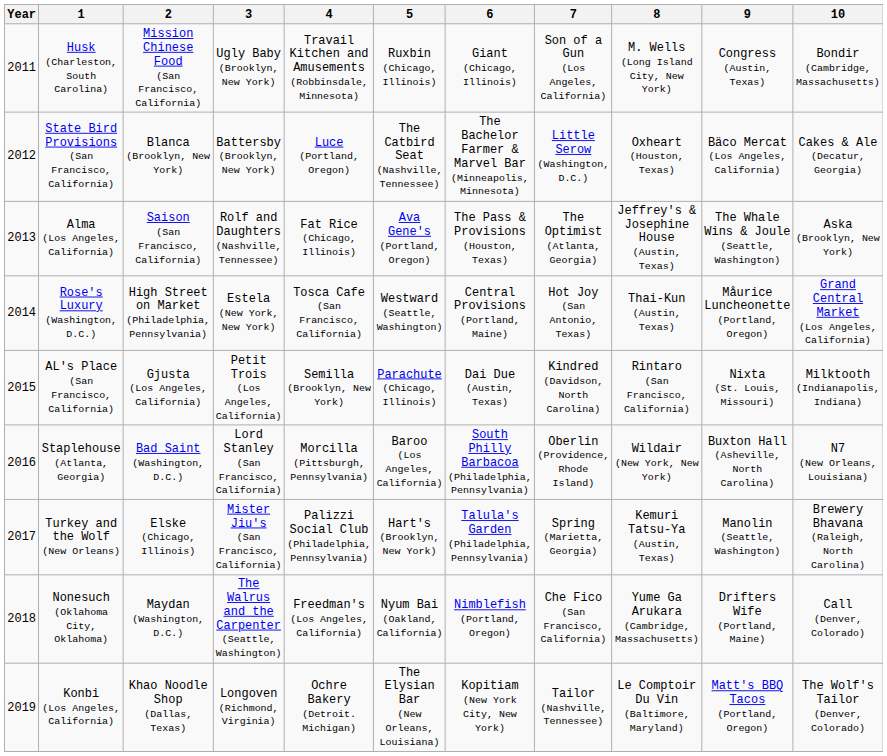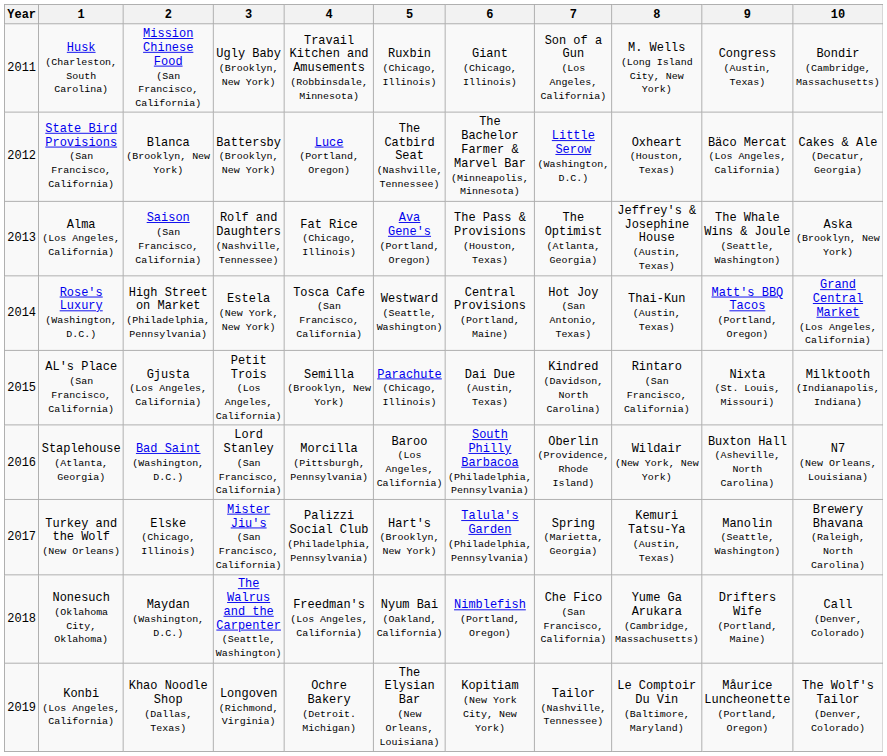(747, 313) Måurice Luncheonette (Portland, Oregon) -> (747, 313) Matt's BBQ Tacos (Portland, Oregon)
(747, 707) Matt's BBQ Tacos (Portland, Oregon) -> (747, 707) Måurice Luncheonette (Portland, Oregon)
